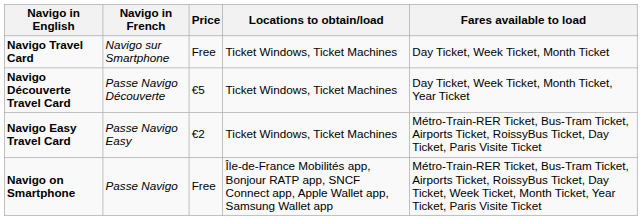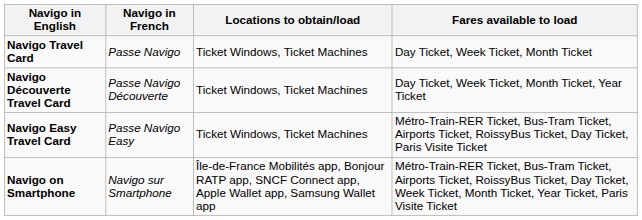- column: (206, 20)
(137, 51) Navigo sur Smartphone -> (144, 51) Passe Navigo
(142, 186) Passe Navigo -> (140, 186) Navigo sur Smartphone
